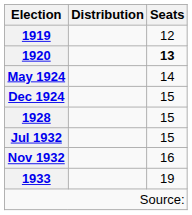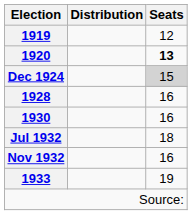- row: (36, 77)
(167, 97) no background -> (166, 77) lightgrey background
(167, 117) 15 -> (166, 97) 16
+ row: (36, 117)
(167, 138) 15 -> (166, 138) 18
